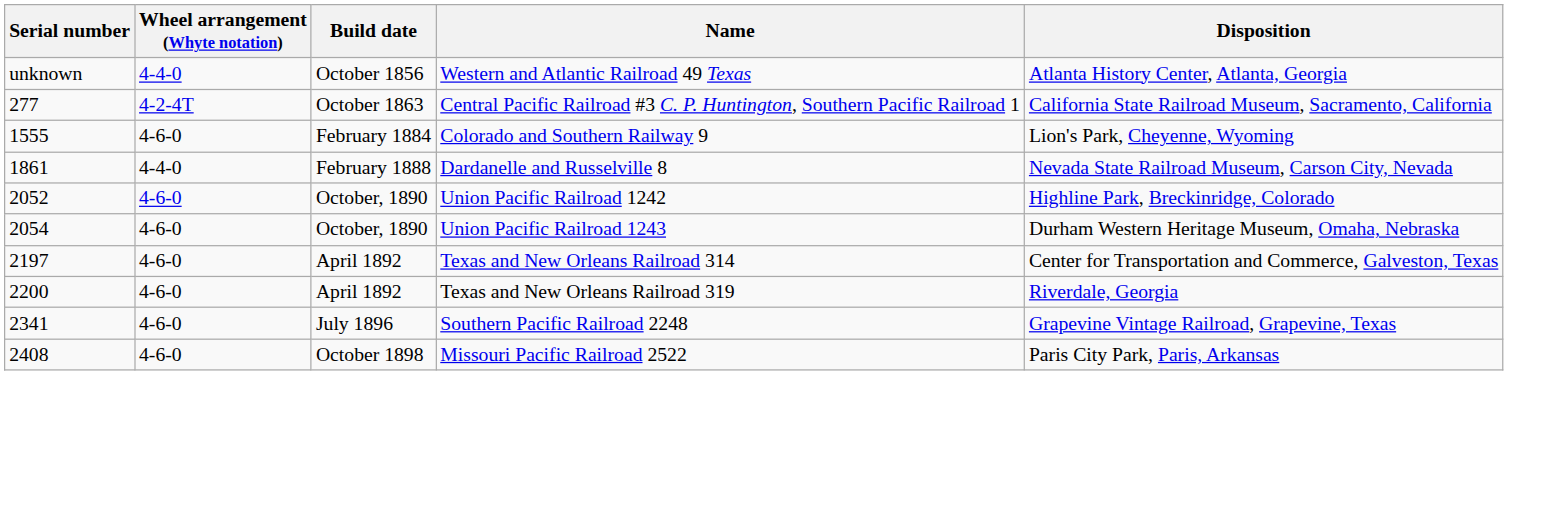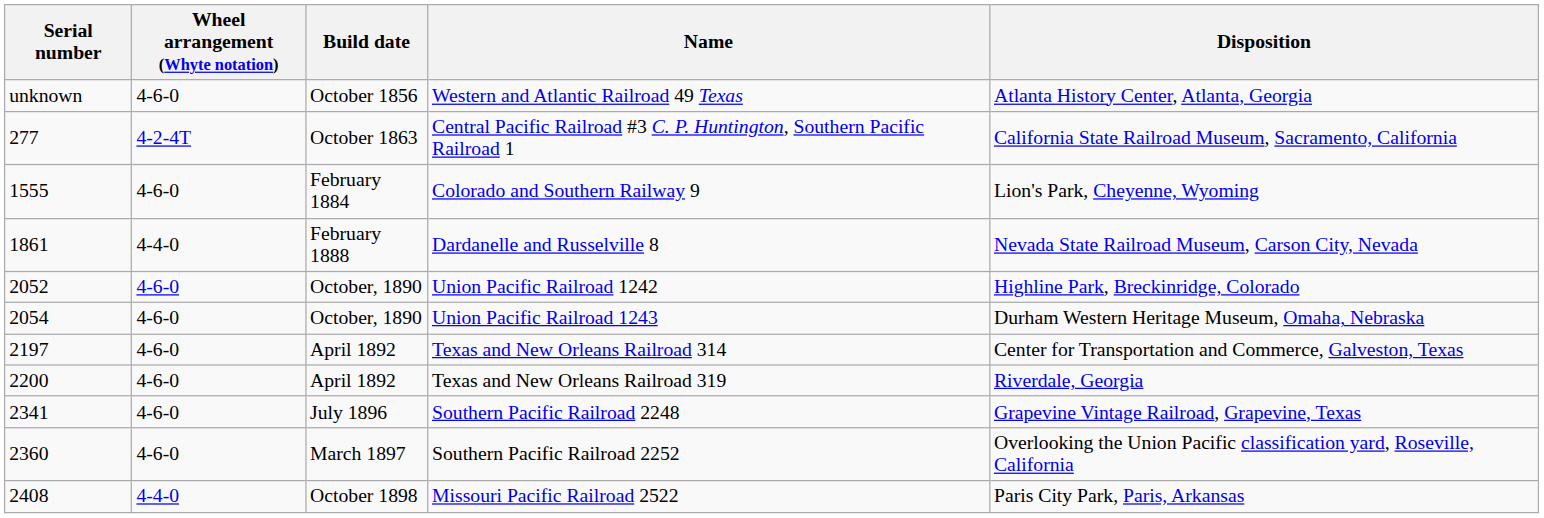(160, 73) 4-4-0 -> (158, 95) 4-6-0
+ row: (556, 453)
(160, 354) 4-6-0 -> (158, 496) 4-4-0
